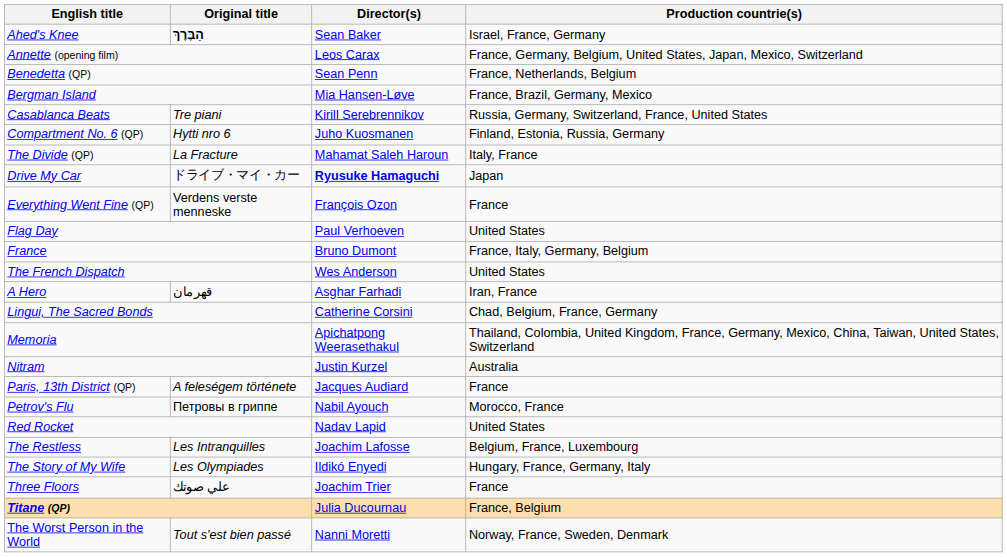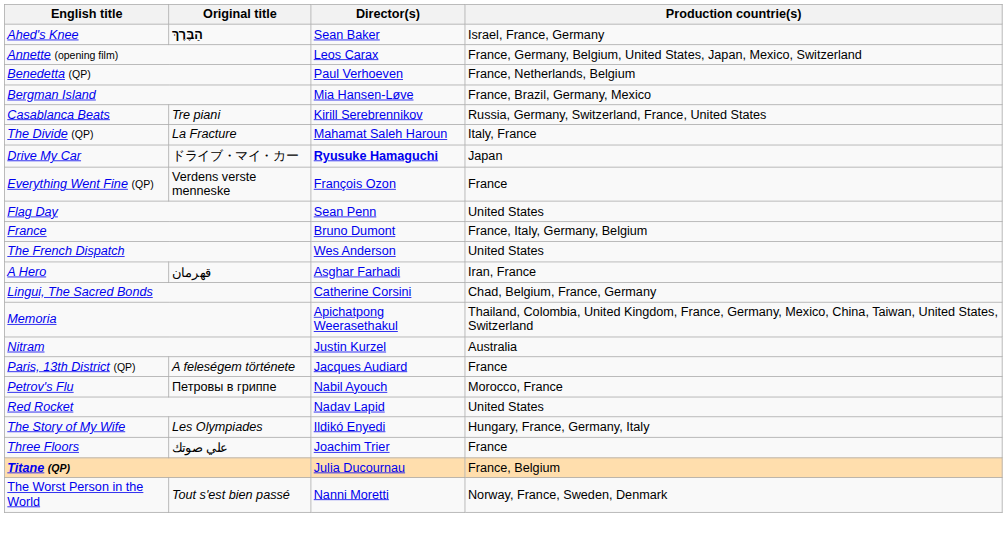(346, 74) Sean Penn -> (358, 74) Paul Verhoeven
- row: (75, 134)
(359, 231) Paul Verhoeven -> (345, 211) Sean Penn
- row: (44, 447)
